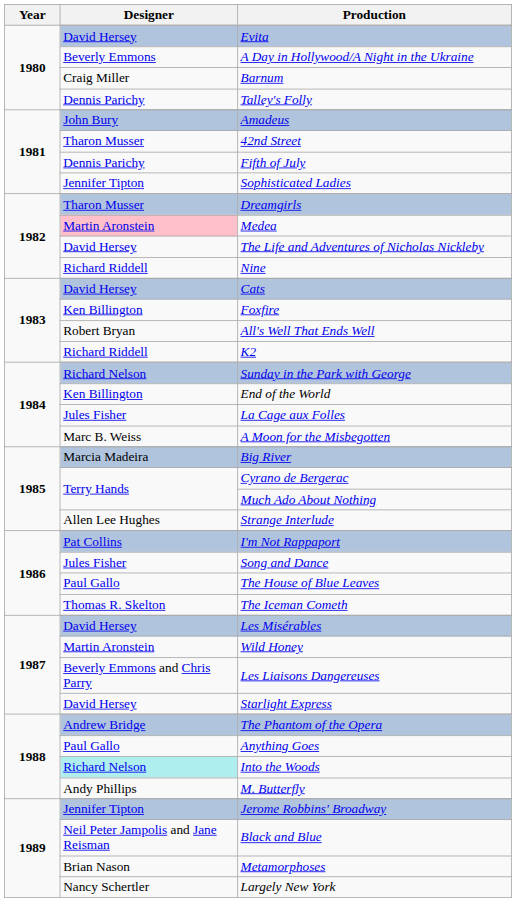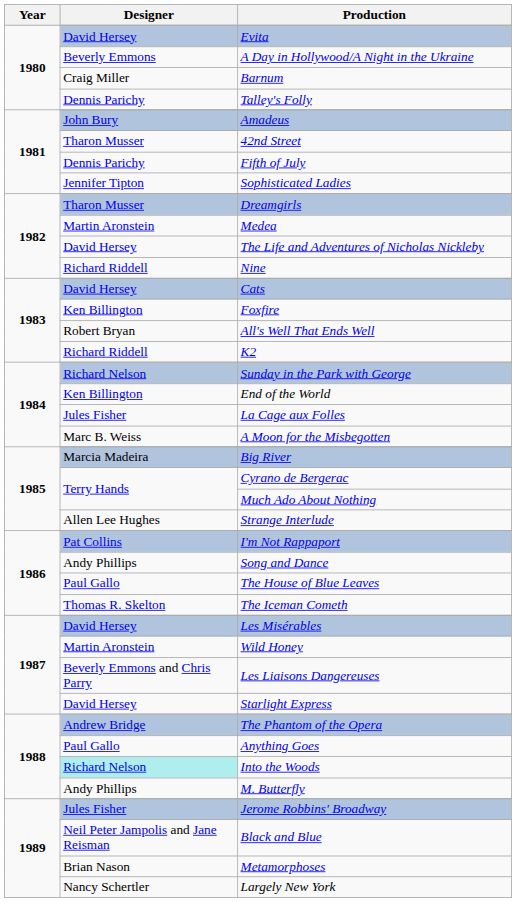(109, 225) pink background -> (109, 225) no background
(95, 562) Jules Fisher -> (100, 562) Andy Phillips
(104, 809) Jennifer Tipton -> (95, 809) Jules Fisher
